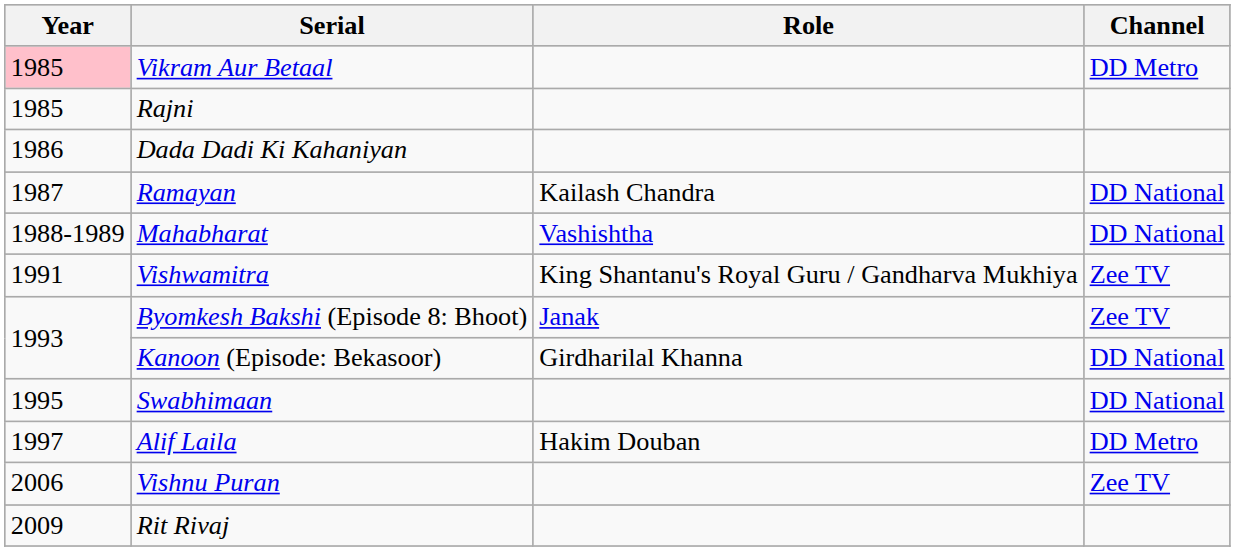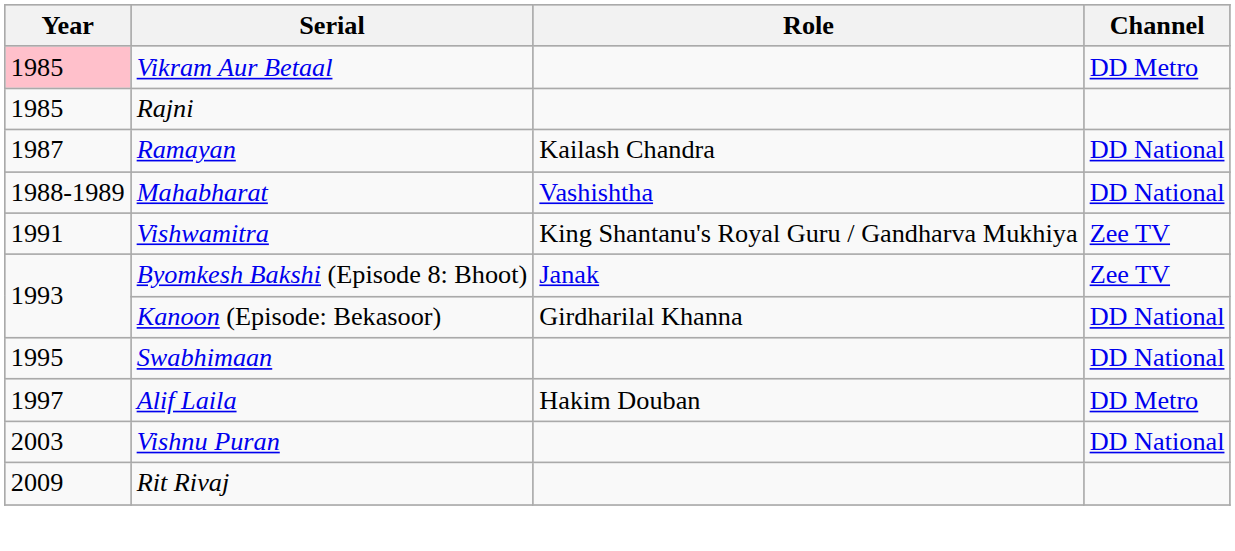- row: (272, 150)
(37, 483) 2006 -> (37, 441) 2003
(1130, 483) Zee TV -> (1157, 441) DD National
